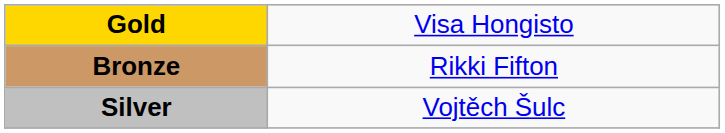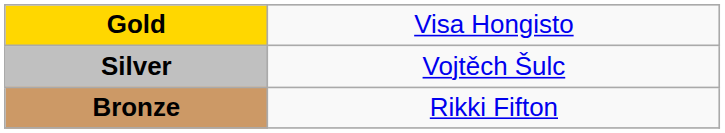rows swapped: (136, 107) <-> (136, 66)
